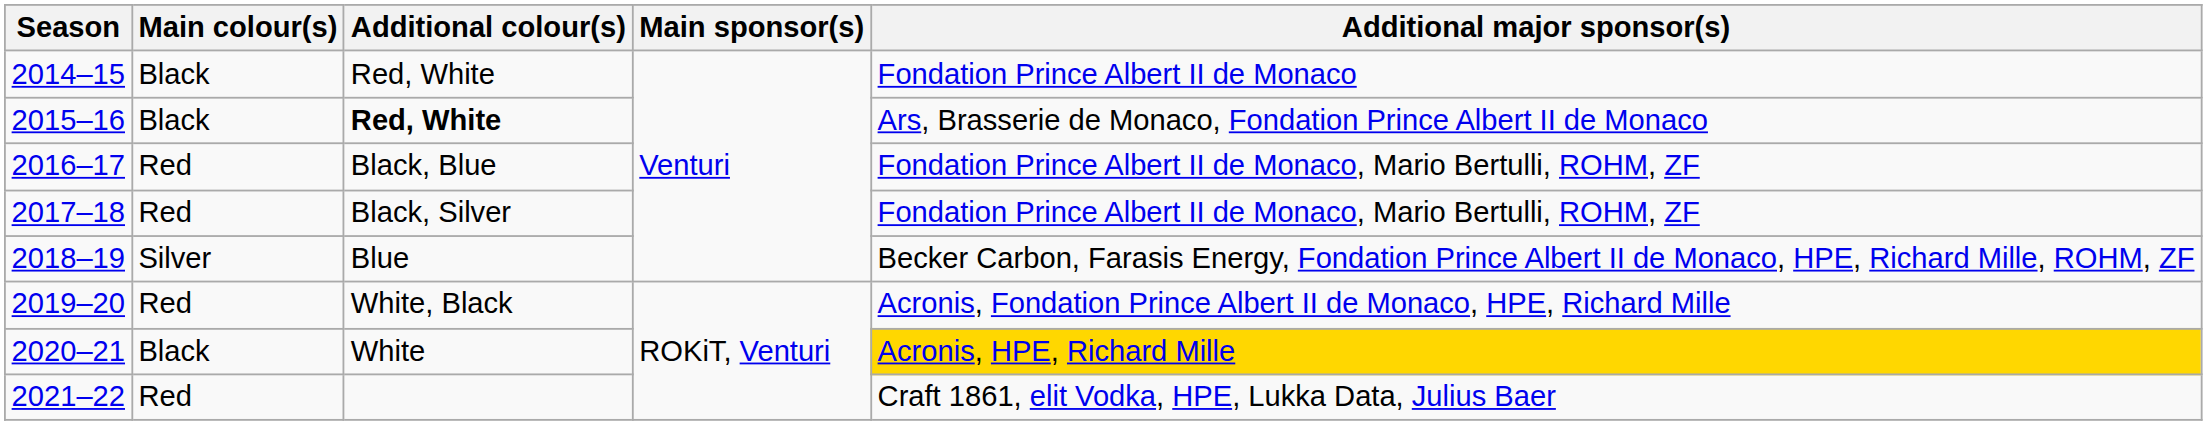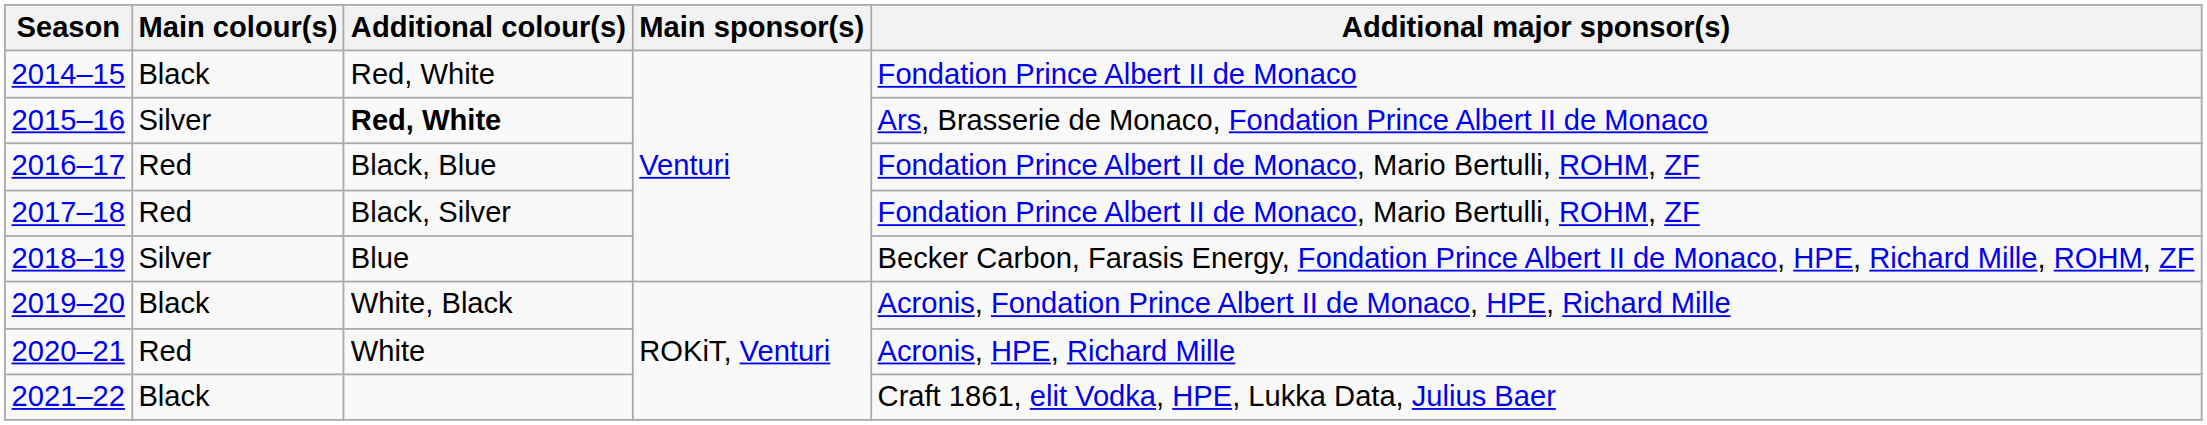(174, 119) Black -> (175, 119) Silver
(165, 304) Red -> (174, 304) Black
(174, 350) Black -> (165, 350) Red
(1056, 350) gold background -> (1056, 350) no background
(165, 397) Red -> (174, 397) Black
